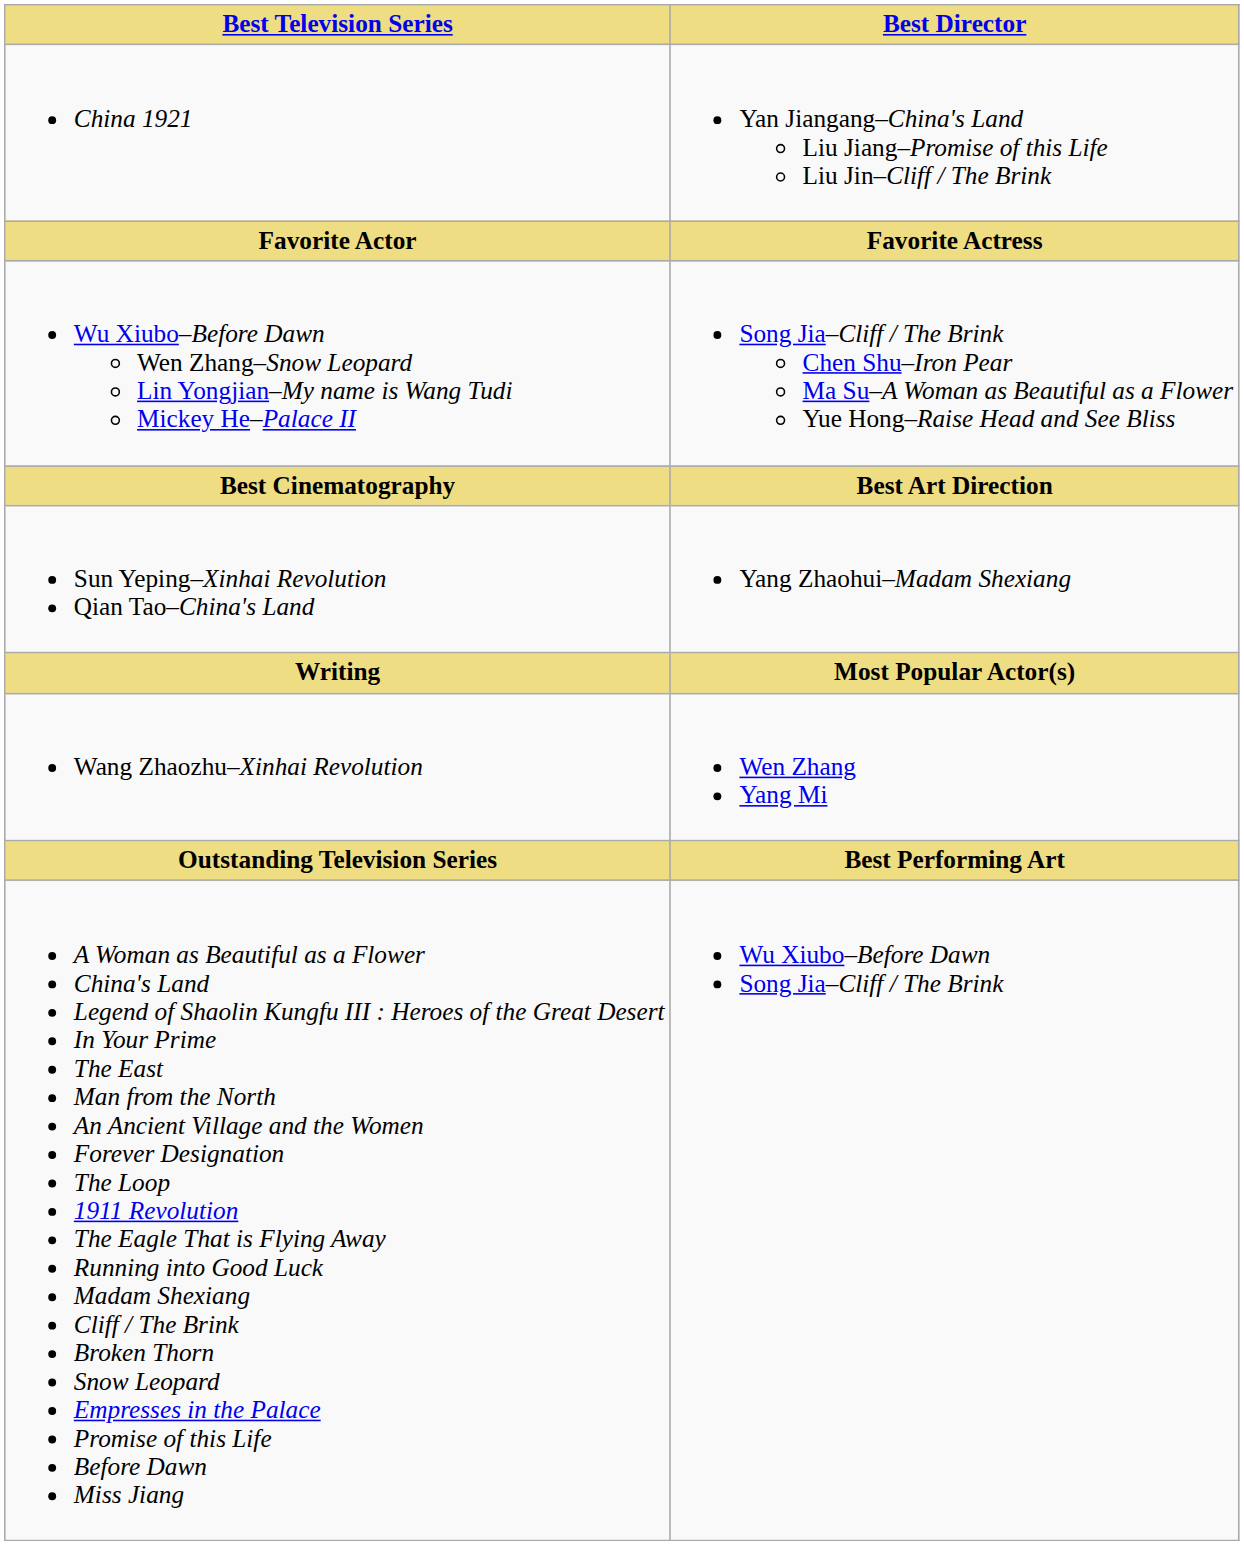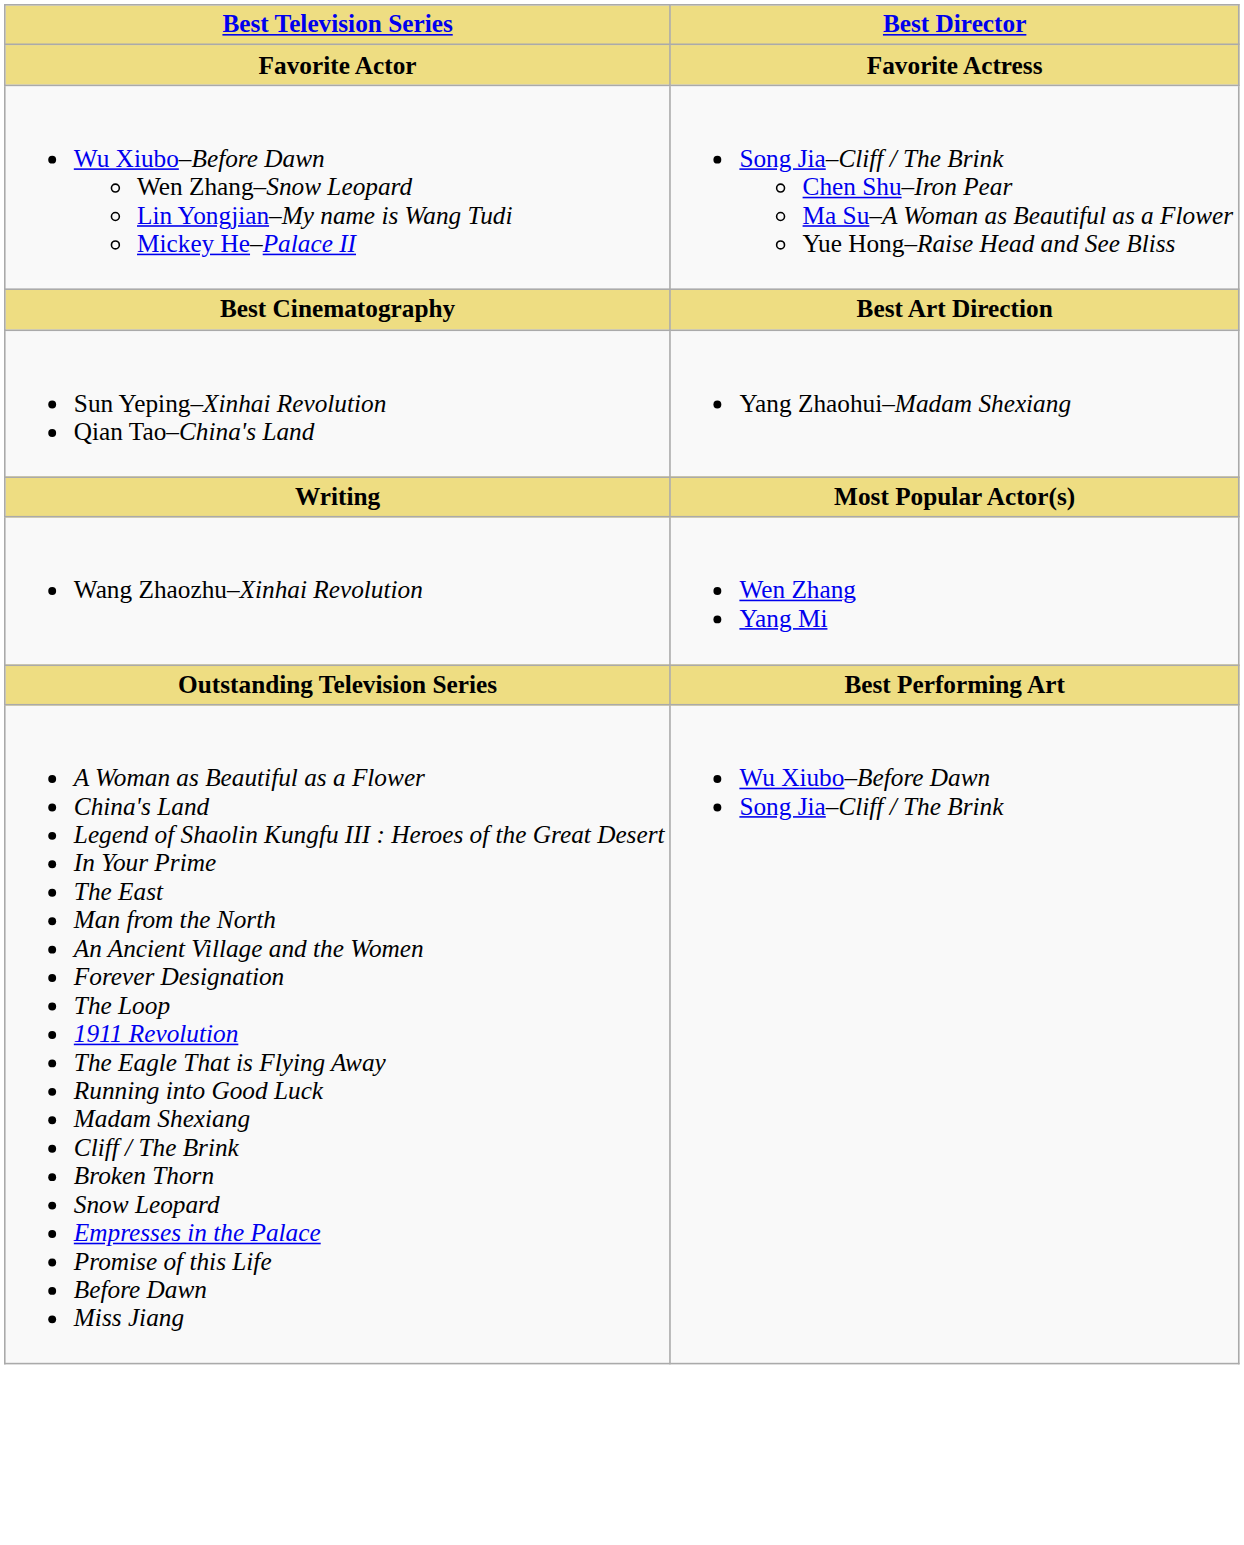- row: (338, 119)
